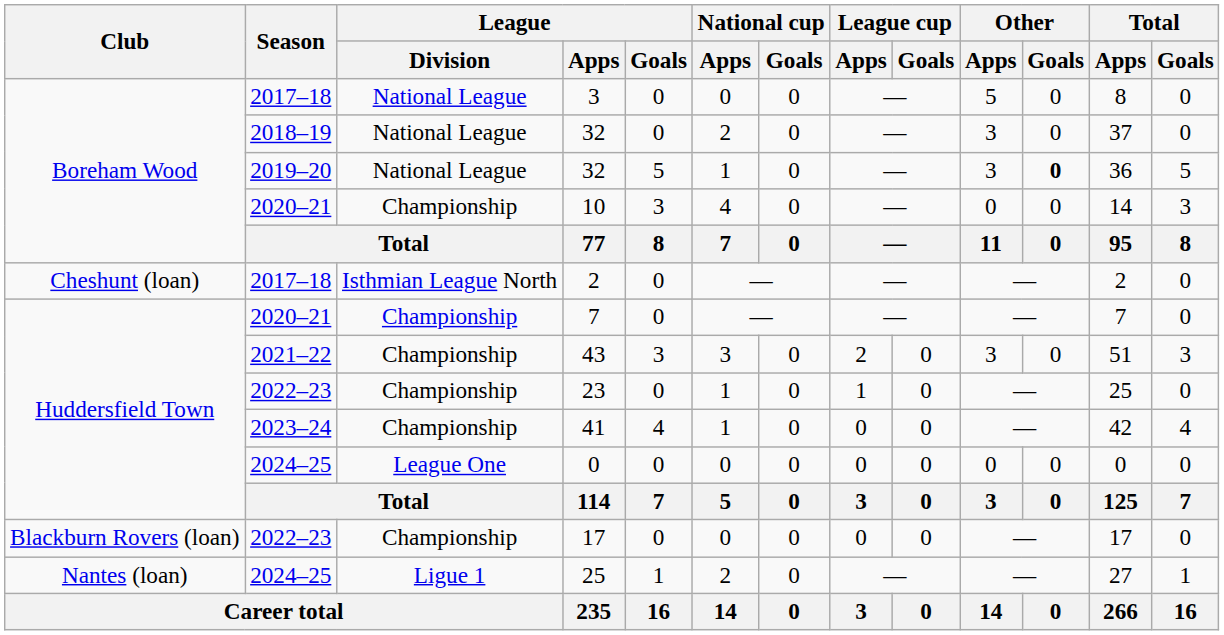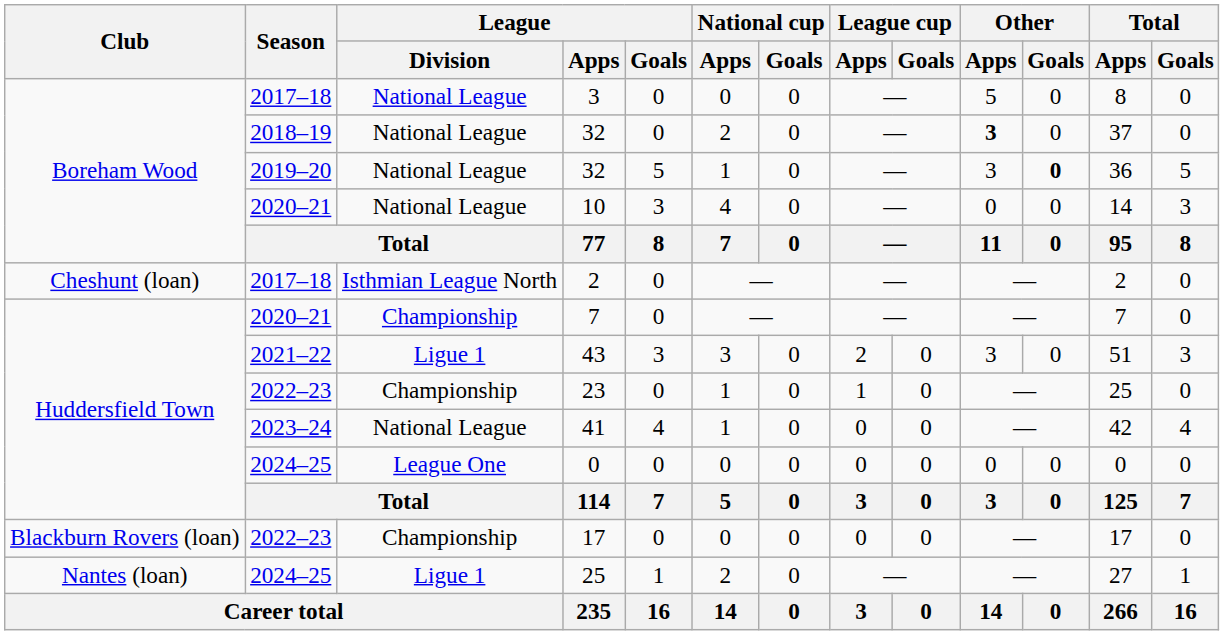(991, 133) normal -> (991, 133) bold
(450, 206) Championship -> (450, 206) National League
(450, 354) Championship -> (450, 354) Ligue 1
(450, 427) Championship -> (450, 427) National League
